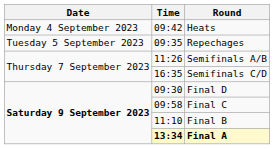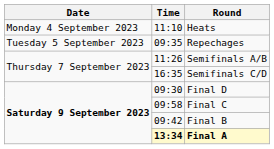(168, 28) 09:42 -> (168, 28) 11:10
(168, 120) 11:10 -> (168, 120) 09:42
